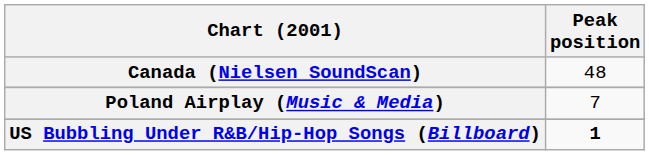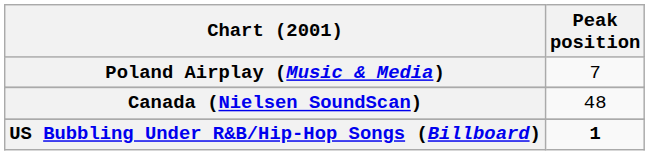rows swapped: (275, 73) <-> (275, 103)
